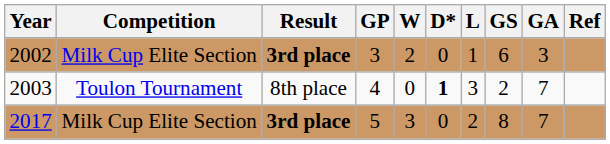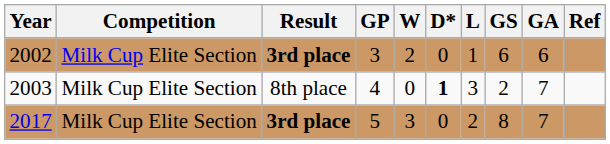(543, 54) 3 -> (543, 54) 6
(159, 88) Toulon Tournament -> (159, 88) Milk Cup Elite Section
